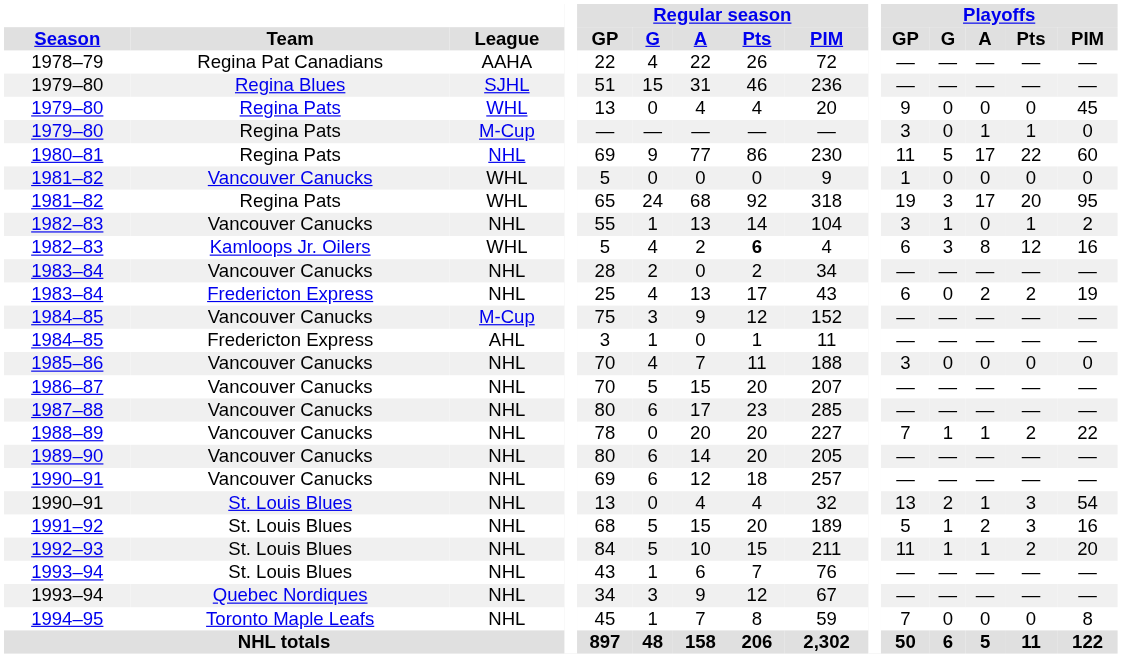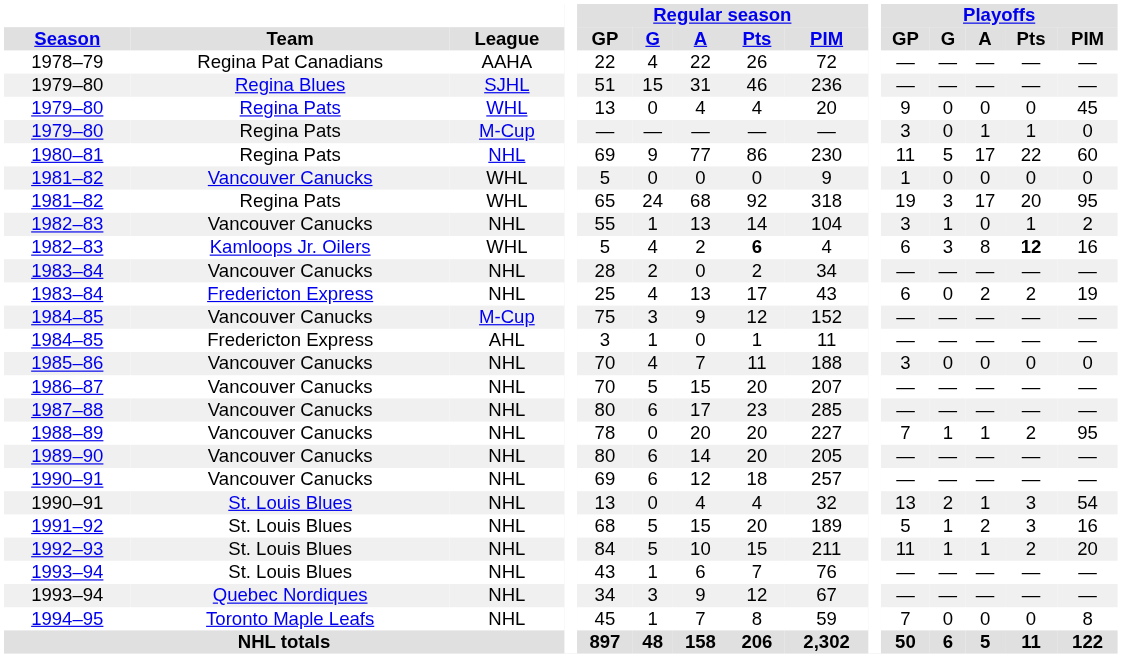(1031, 247) normal -> (1031, 247) bold
(1088, 433) 22 -> (1088, 433) 95
